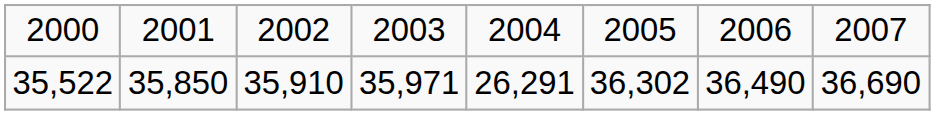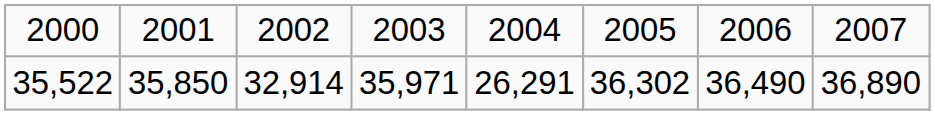(294, 82) 35,910 -> (294, 82) 32,914
(871, 82) 36,690 -> (871, 82) 36,890
